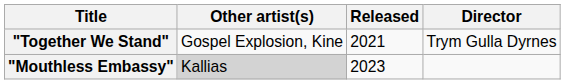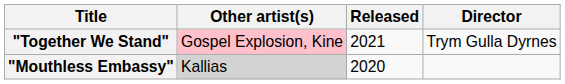(262, 41) no background -> (262, 41) pink background
(368, 66) 2023 -> (368, 66) 2020
